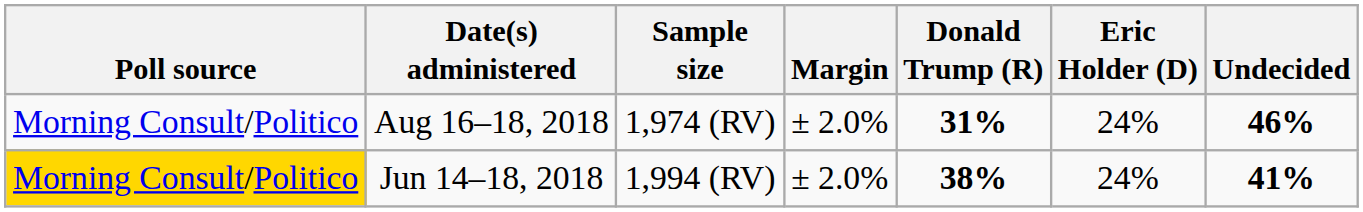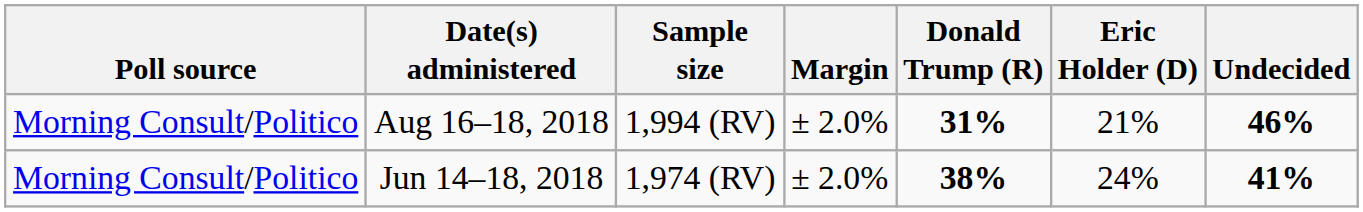(700, 121) 1,974 (RV) -> (700, 121) 1,994 (RV)
(1128, 121) 24% -> (1128, 121) 21%
(186, 177) gold background -> (186, 177) no background
(700, 177) 1,994 (RV) -> (700, 177) 1,974 (RV)
